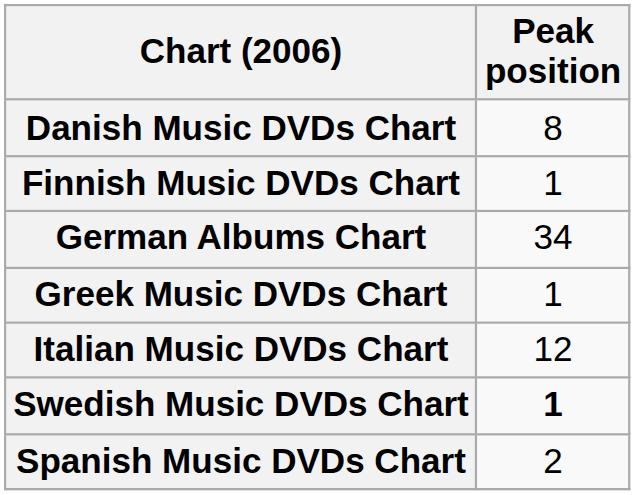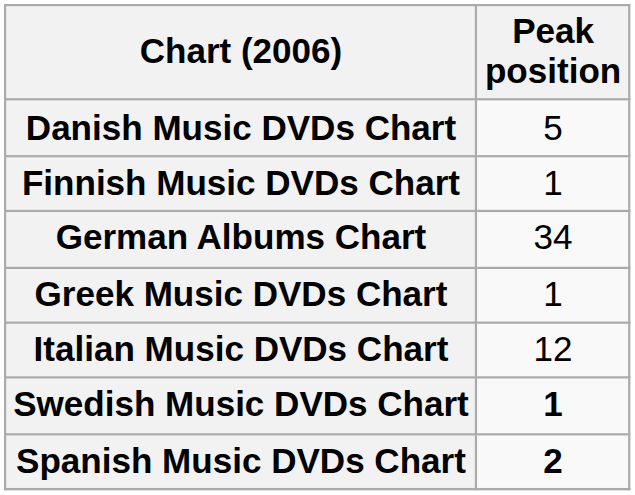(553, 127) 8 -> (553, 127) 5
(553, 460) normal -> (553, 460) bold
